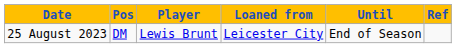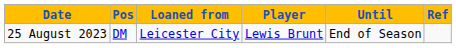columns swapped: (179, 14) <-> (273, 14)
